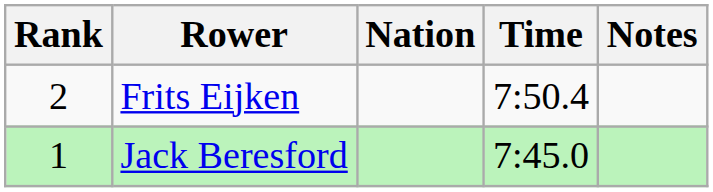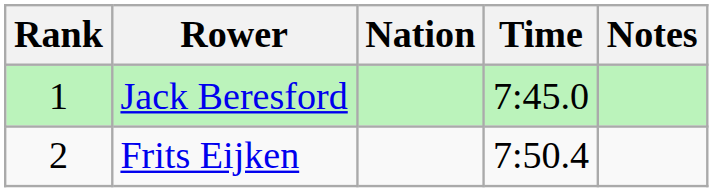rows swapped: (234, 155) <-> (210, 95)
